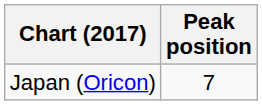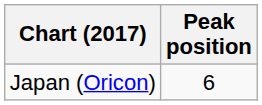(209, 81) 7 -> (209, 81) 6
